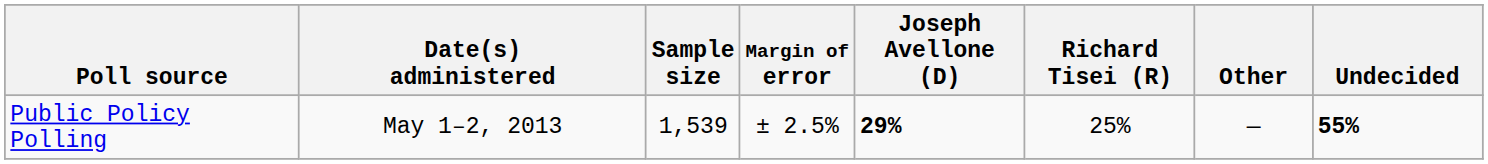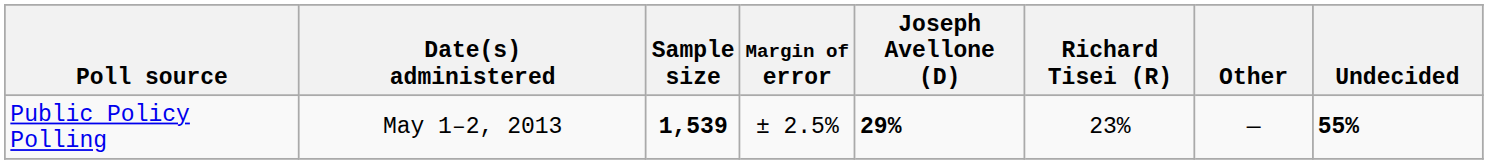(693, 128) normal -> (693, 128) bold
(1110, 128) 25% -> (1110, 128) 23%
